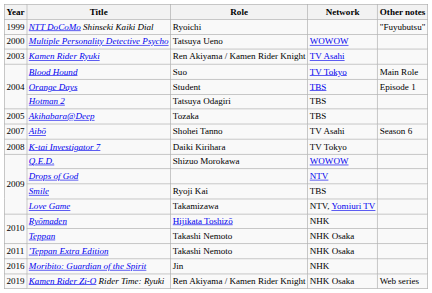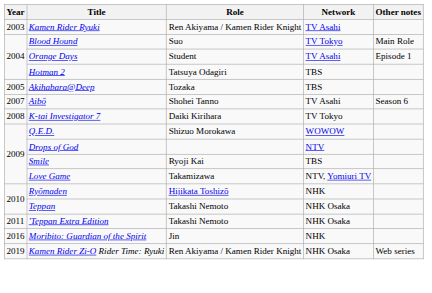- row: (91, 27)
- row: (99, 42)
(318, 87) TBS -> (323, 57) TV Asahi
